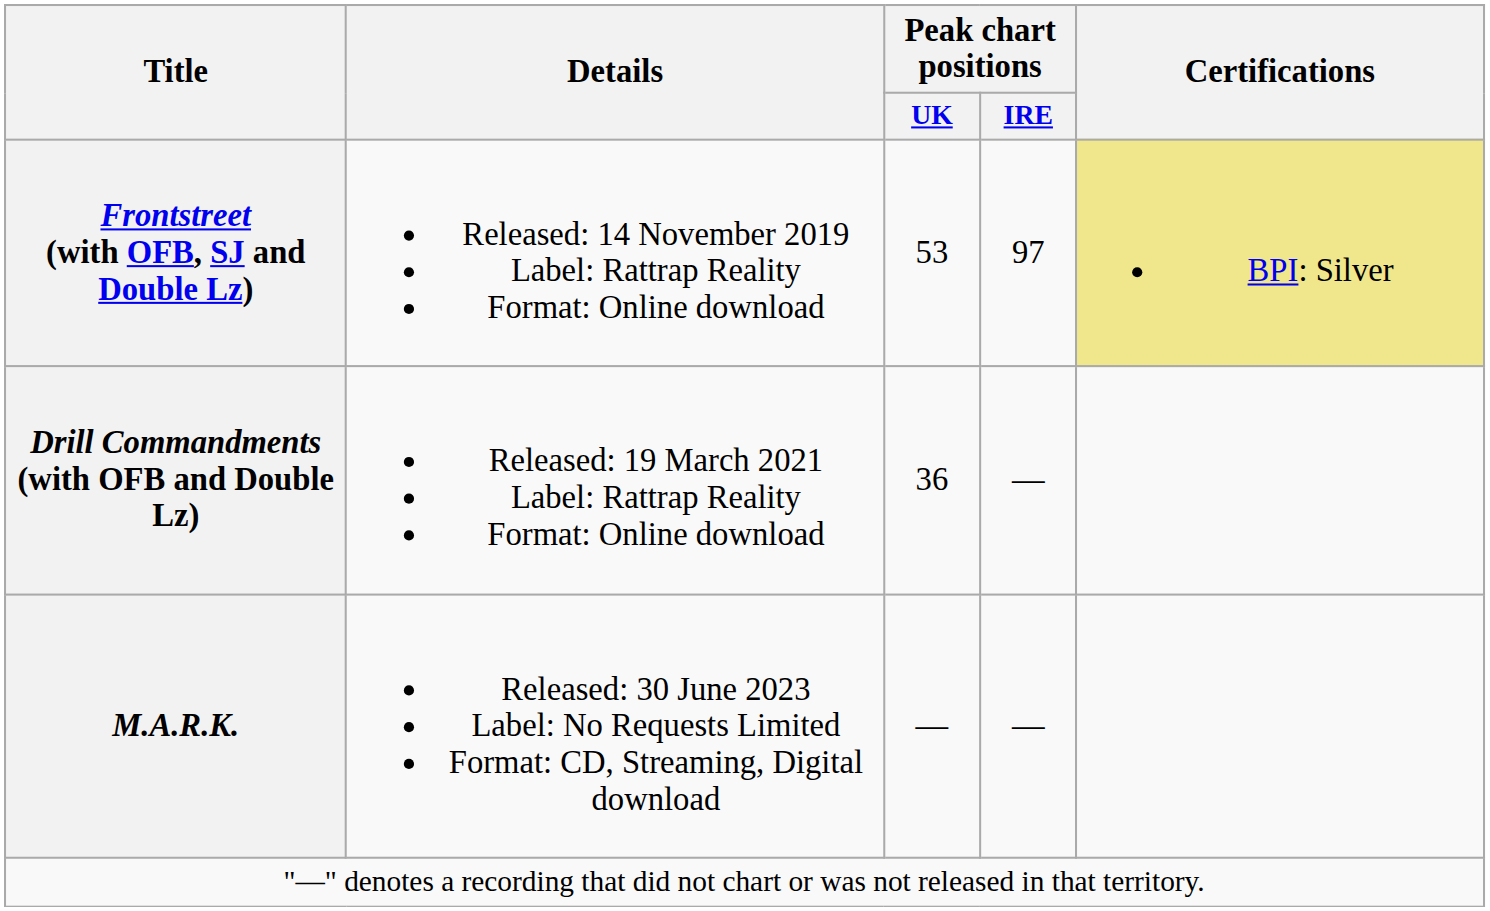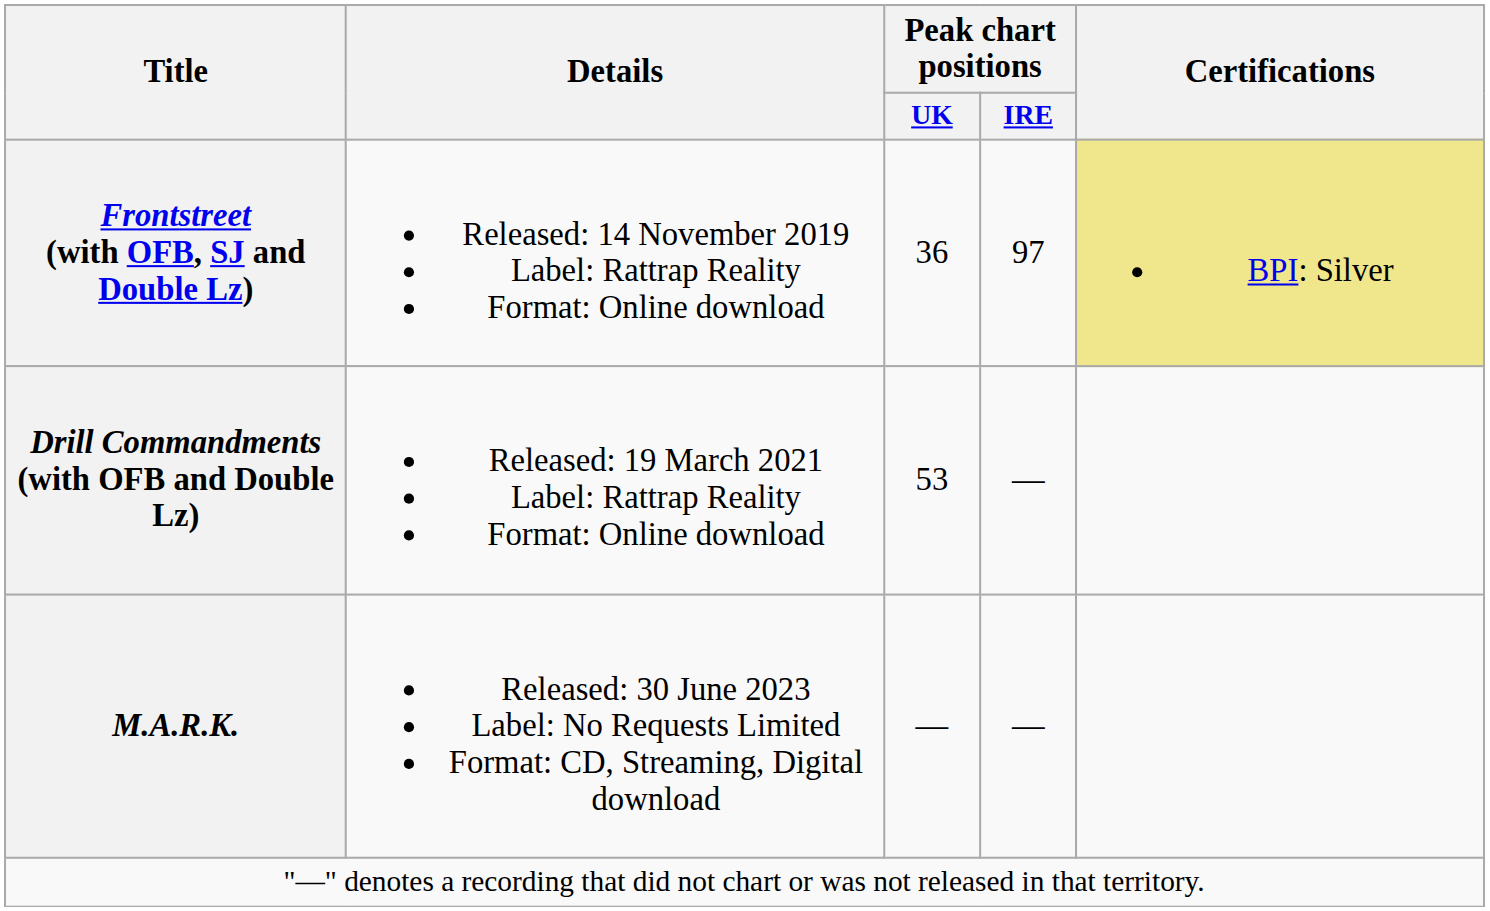(932, 252) 53 -> (932, 252) 36
(932, 479) 36 -> (932, 479) 53
